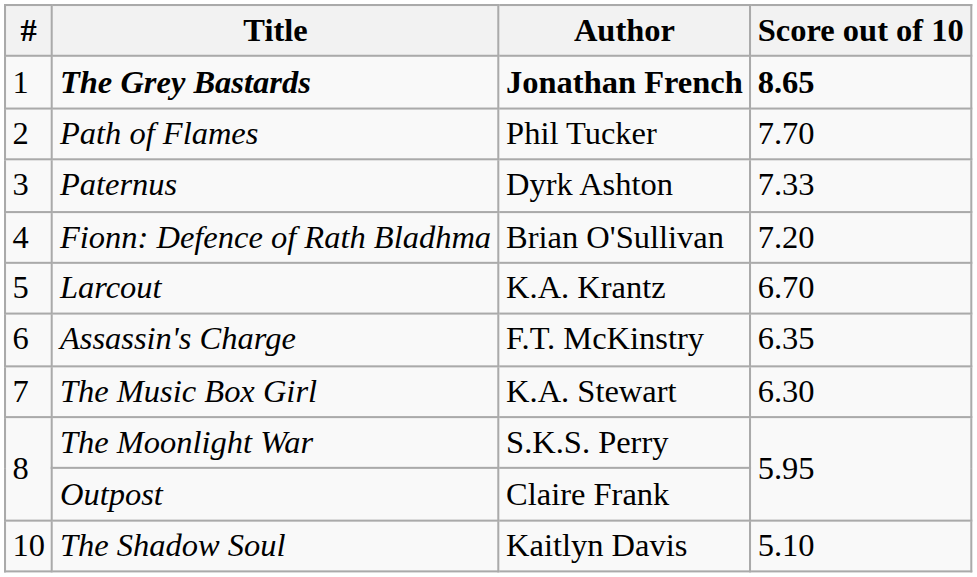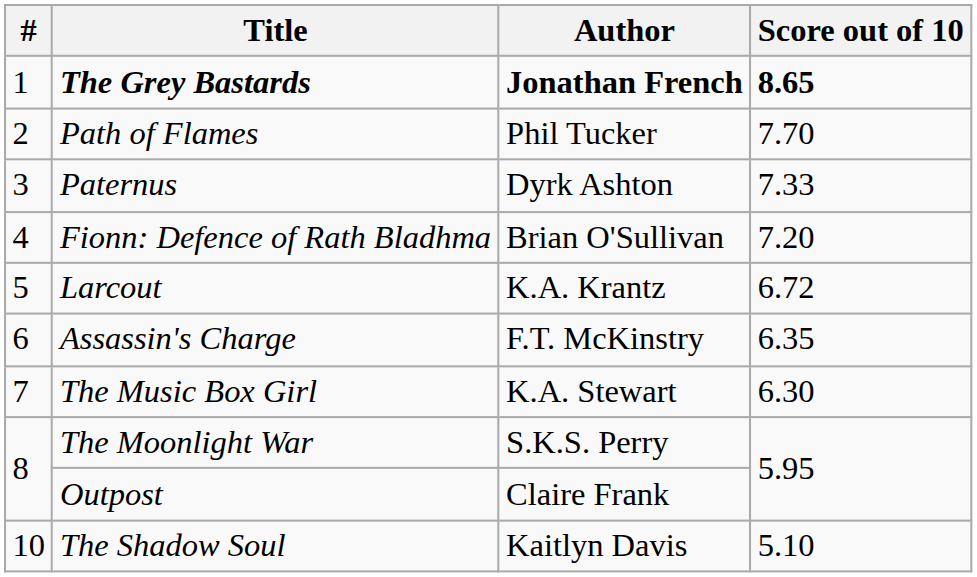(786, 287) 6.70 -> (786, 287) 6.72
